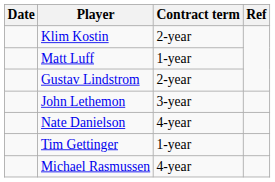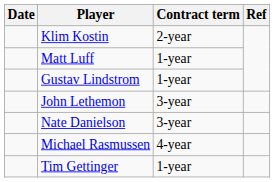(174, 79) 2-year -> (174, 79) 1-year
(174, 123) 4-year -> (174, 123) 3-year
rows swapped: (96, 166) <-> (79, 144)
